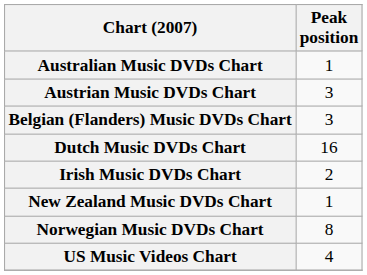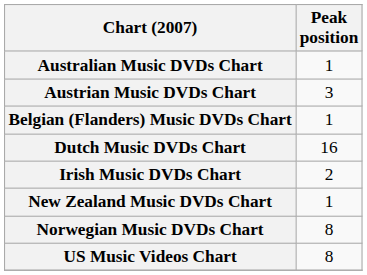(329, 119) 3 -> (329, 119) 1
(329, 256) 4 -> (329, 256) 8
